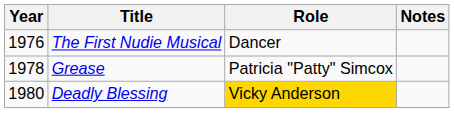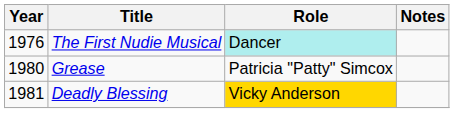(255, 42) no background -> (255, 42) paleturquoise background
(26, 68) 1978 -> (26, 68) 1980
(26, 94) 1980 -> (26, 94) 1981
